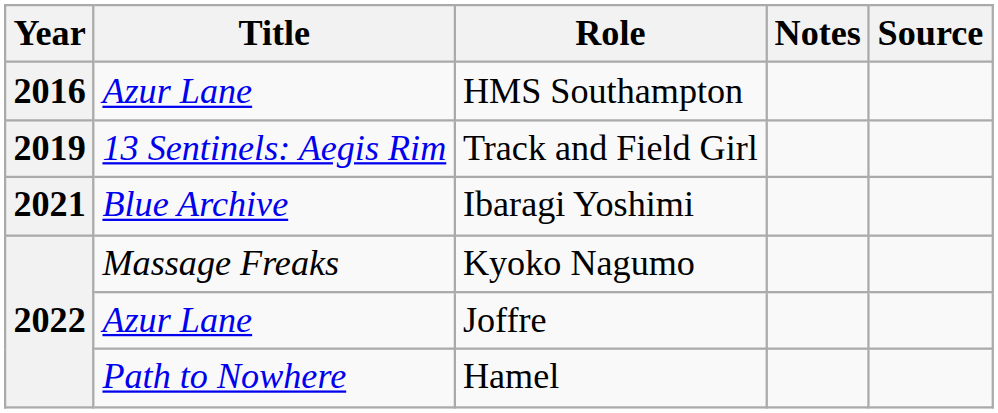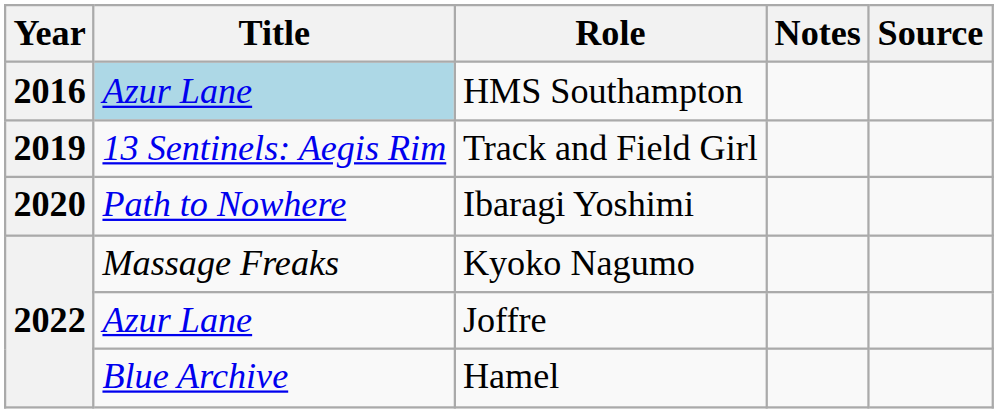(177, 90) no background -> (177, 90) lightblue background
(50, 205) 2021 -> (50, 205) 2020
(195, 205) Blue Archive -> (224, 205) Path to Nowhere
(224, 377) Path to Nowhere -> (195, 377) Blue Archive
